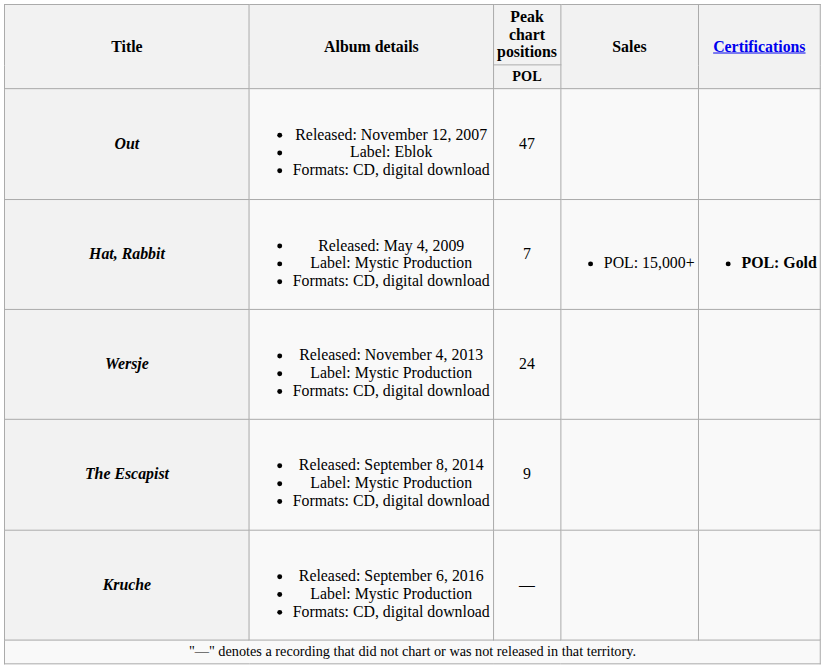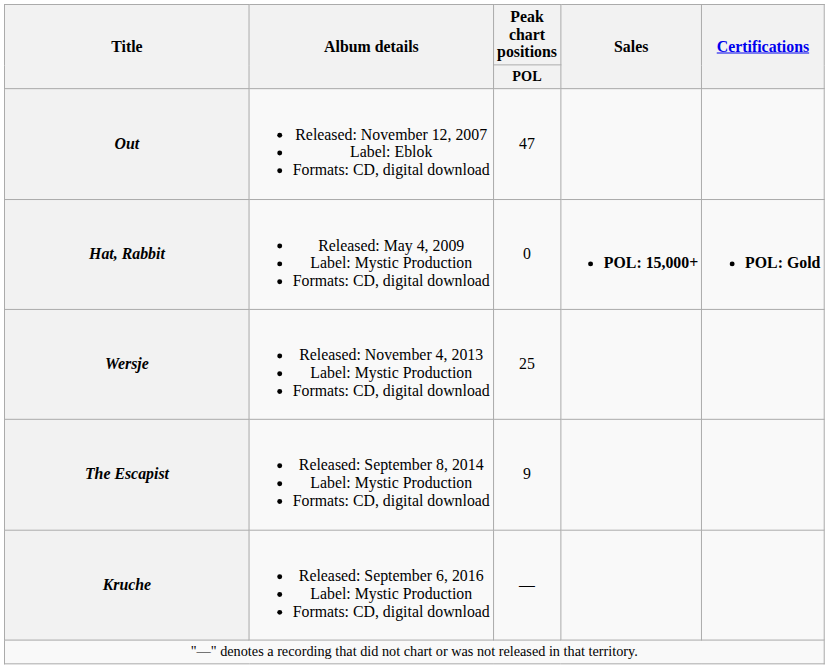(527, 254) 7 -> (527, 254) 0
(629, 263) normal -> (631, 263) bold
(527, 364) 24 -> (527, 364) 25
